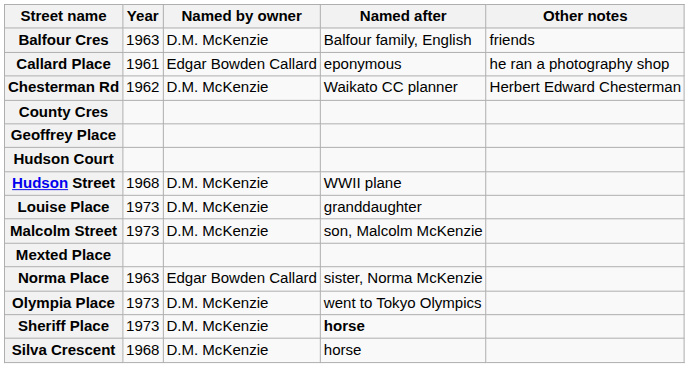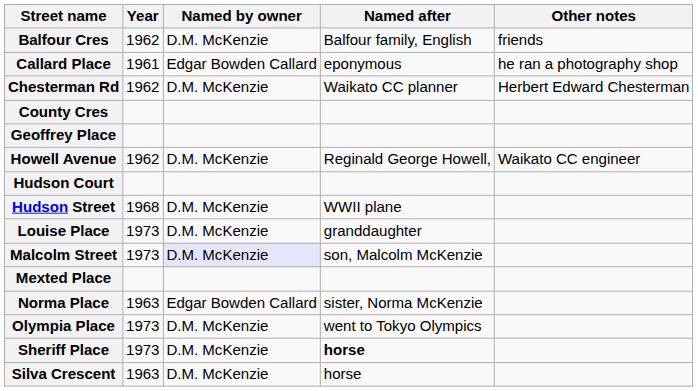(143, 40) 1963 -> (143, 40) 1962
+ row: (64, 159)
(217, 231) no background -> (217, 254) lavender background
(143, 350) 1968 -> (143, 374) 1963
